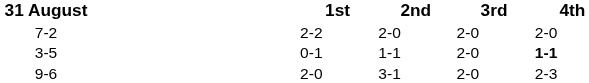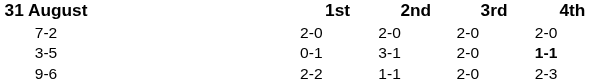(311, 32) 2-2 -> (311, 32) 2-0
(390, 53) 1-1 -> (390, 53) 3-1
(311, 74) 2-0 -> (311, 74) 2-2
(390, 74) 3-1 -> (390, 74) 1-1
